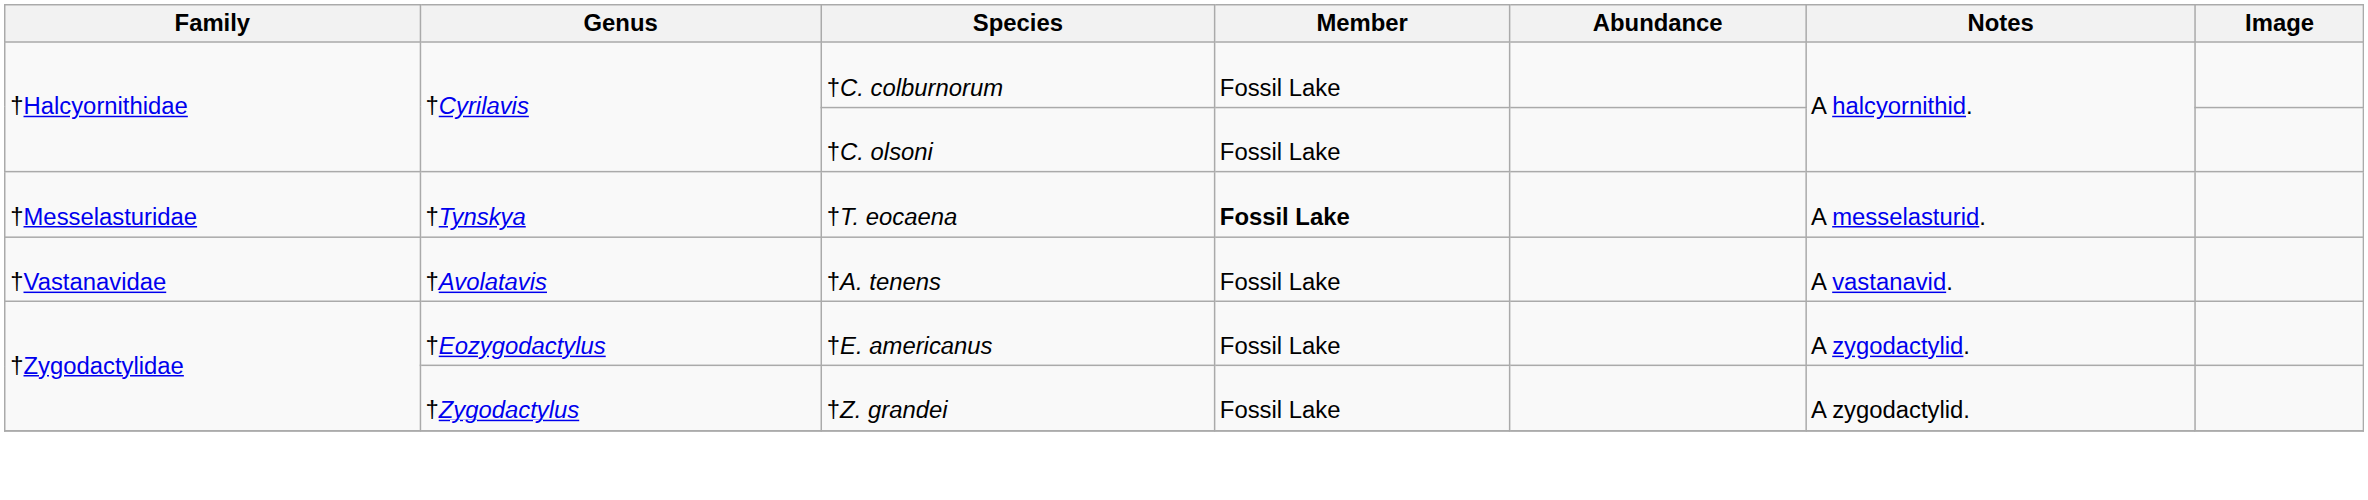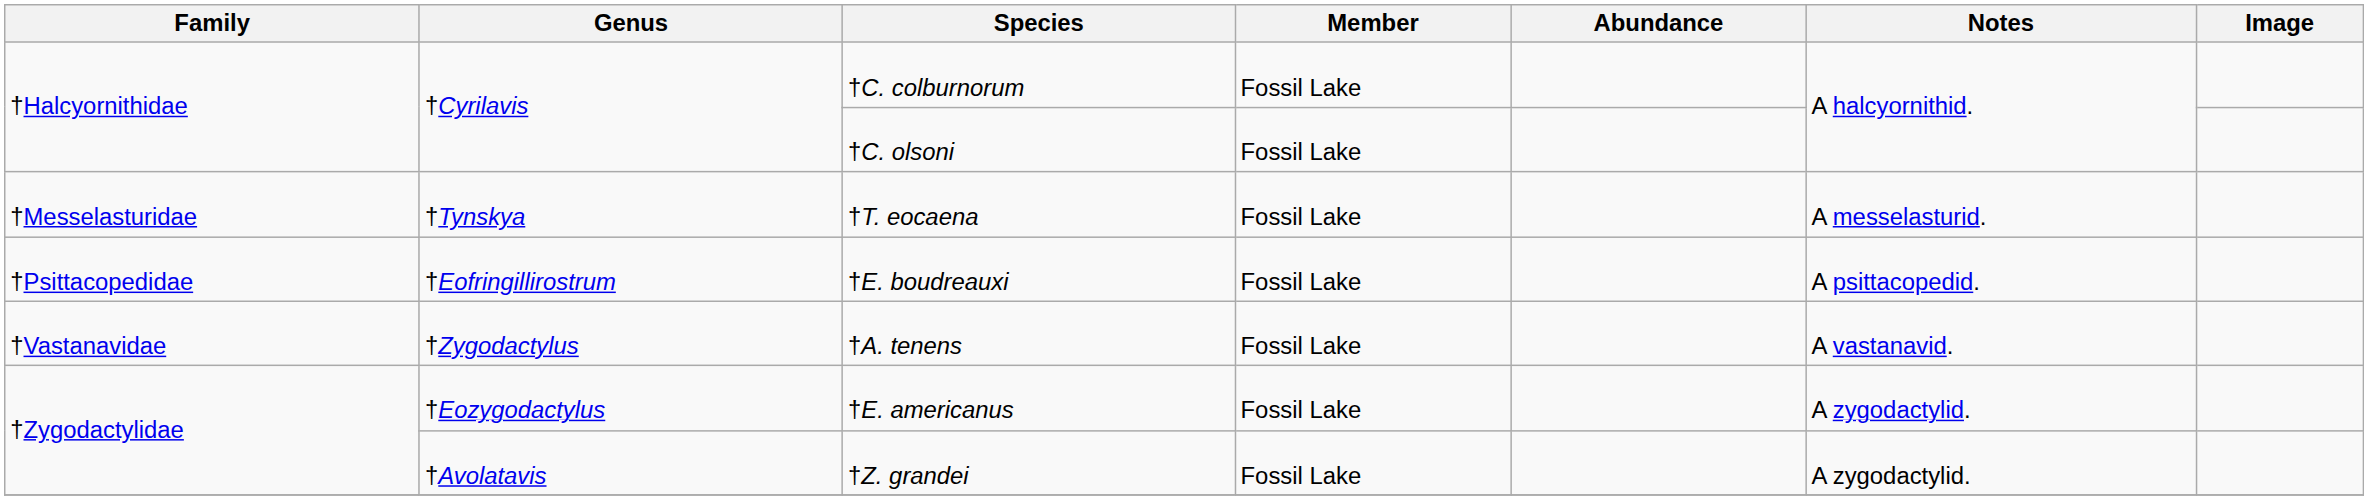(1285, 217) bold -> (1301, 217) normal
+ row: (928, 281)
(486, 281) †Avolatavis -> (502, 346) †Zygodactylus
(502, 411) †Zygodactylus -> (486, 475) †Avolatavis
